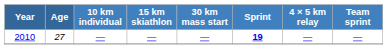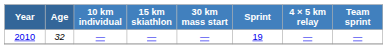(60, 37) 27 -> (60, 37) 32
(258, 37) bold -> (258, 37) normal
